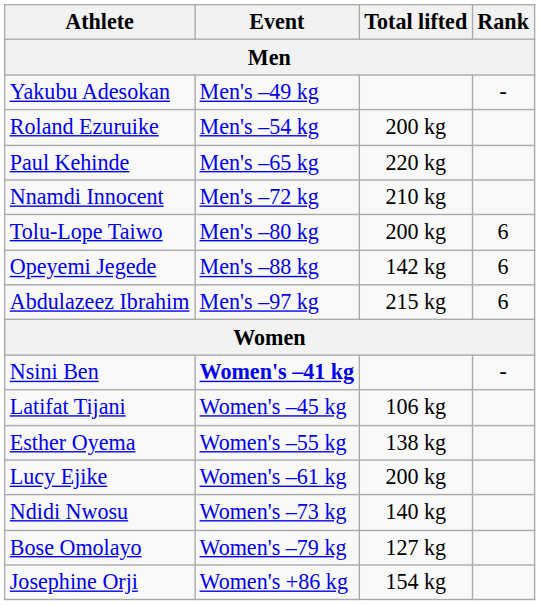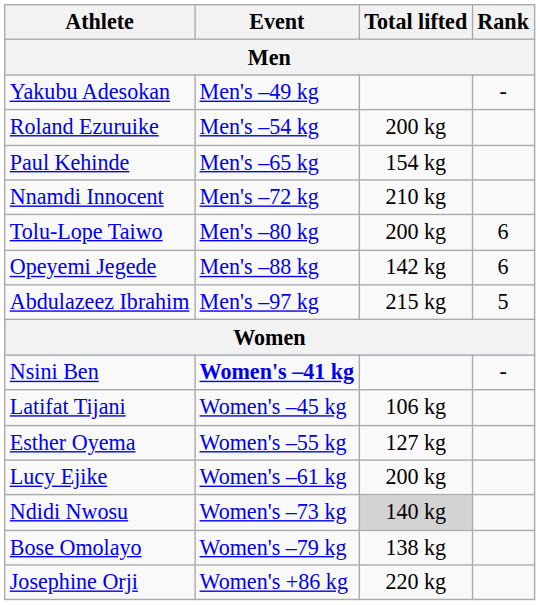(416, 162) 220 kg -> (416, 162) 154 kg
(503, 302) 6 -> (503, 302) 5
(416, 442) 138 kg -> (416, 442) 127 kg
(416, 512) no background -> (416, 512) lightgrey background
(416, 547) 127 kg -> (416, 547) 138 kg
(416, 582) 154 kg -> (416, 582) 220 kg
